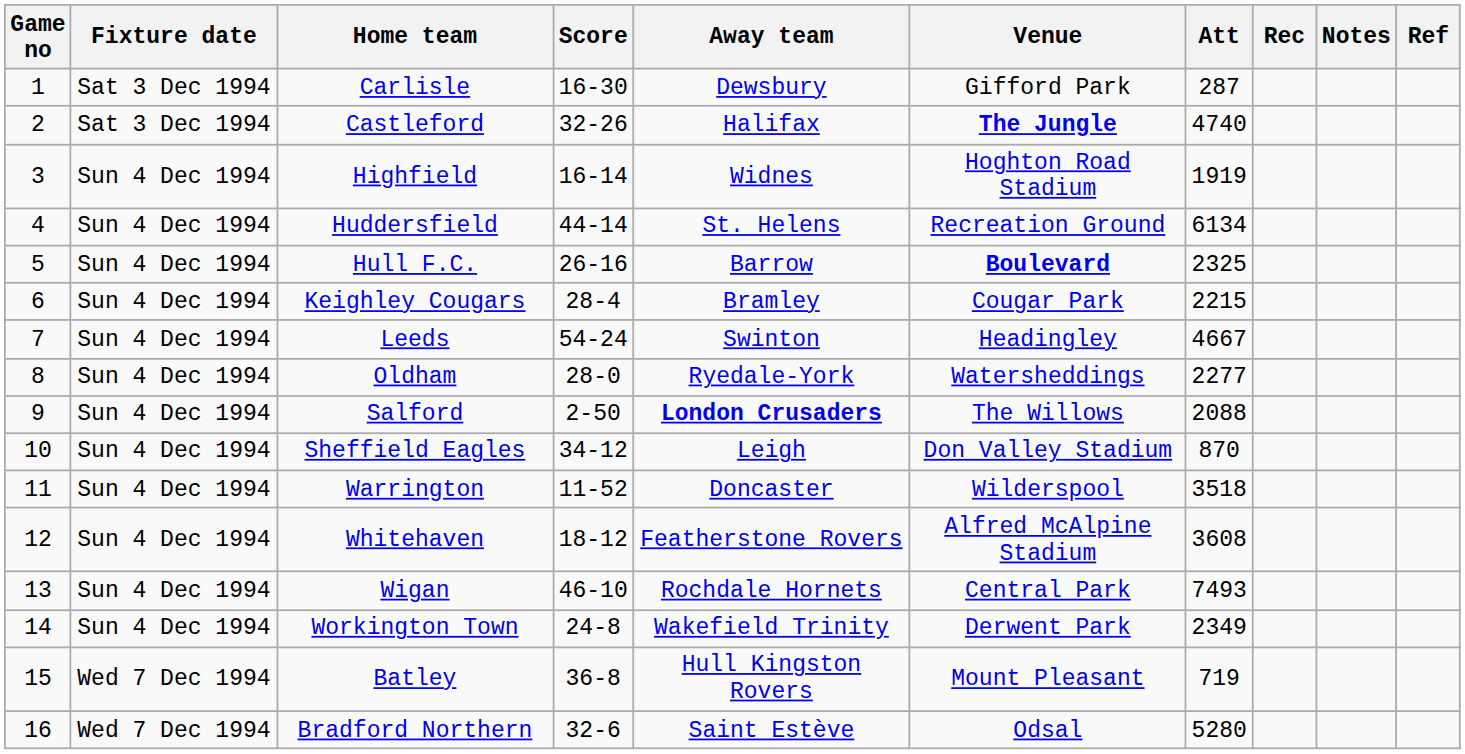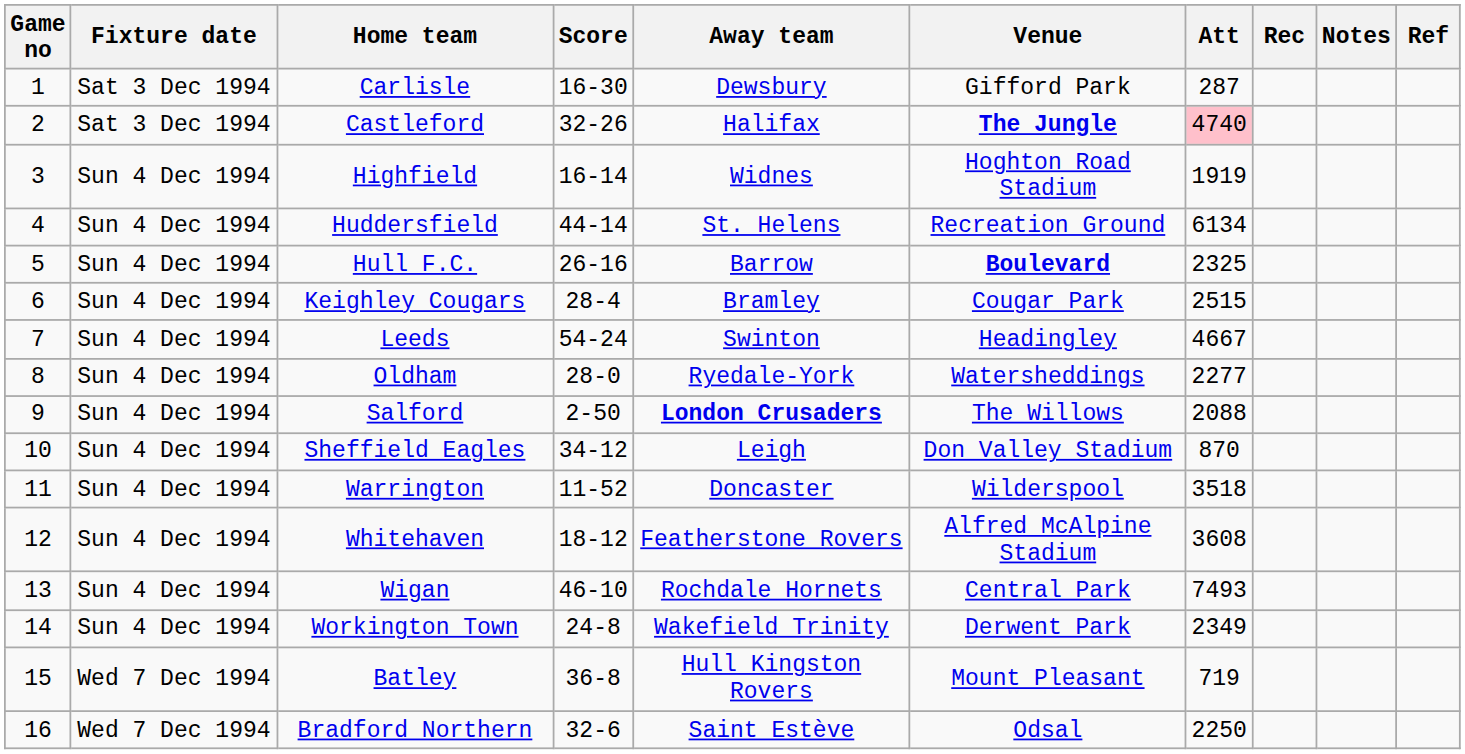(1219, 125) no background -> (1219, 125) pink background
(1219, 302) 2215 -> (1219, 302) 2515
(1219, 730) 5280 -> (1219, 730) 2250
